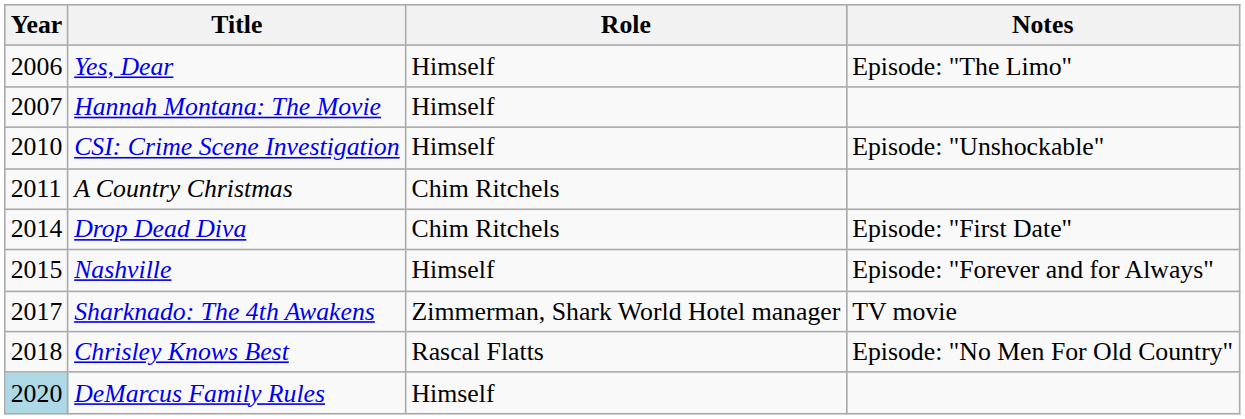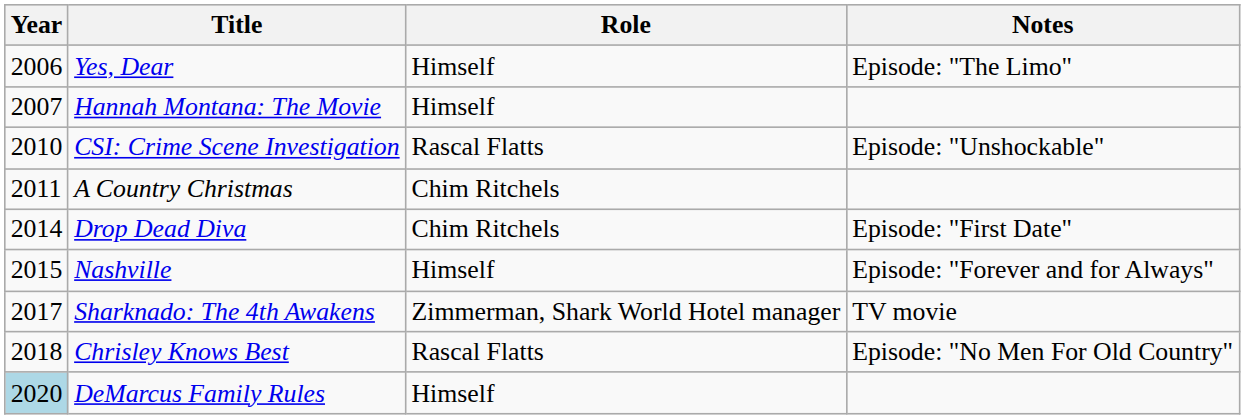(453, 147) Himself -> (478, 147) Rascal Flatts
